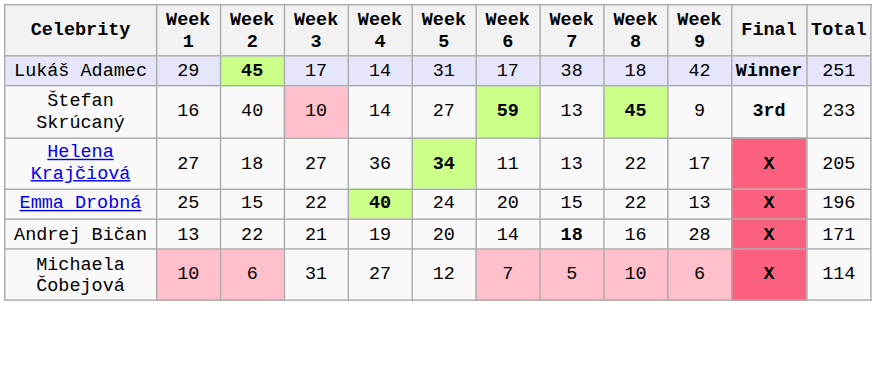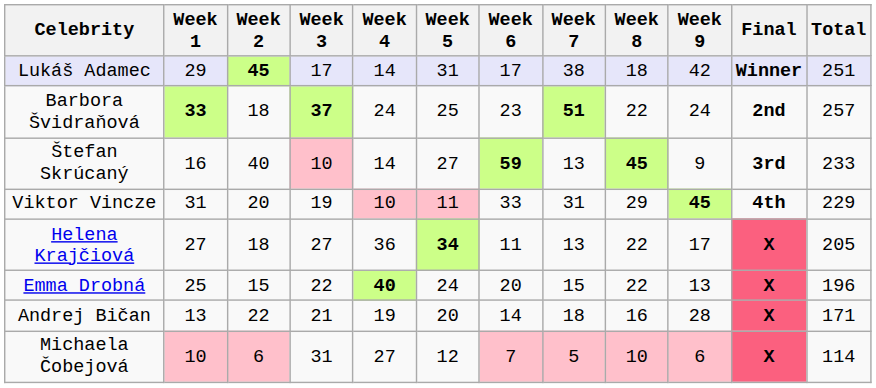+ row: (84, 112)
+ row: (84, 204)
(572, 234) bold -> (574, 316) normal
